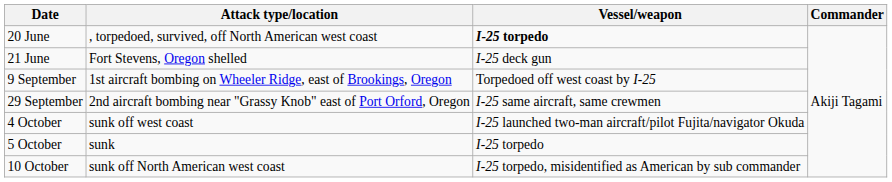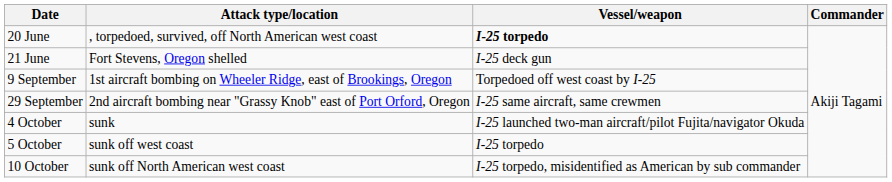(141, 123) sunk off west coast -> (102, 123) sunk
(102, 144) sunk -> (141, 144) sunk off west coast
